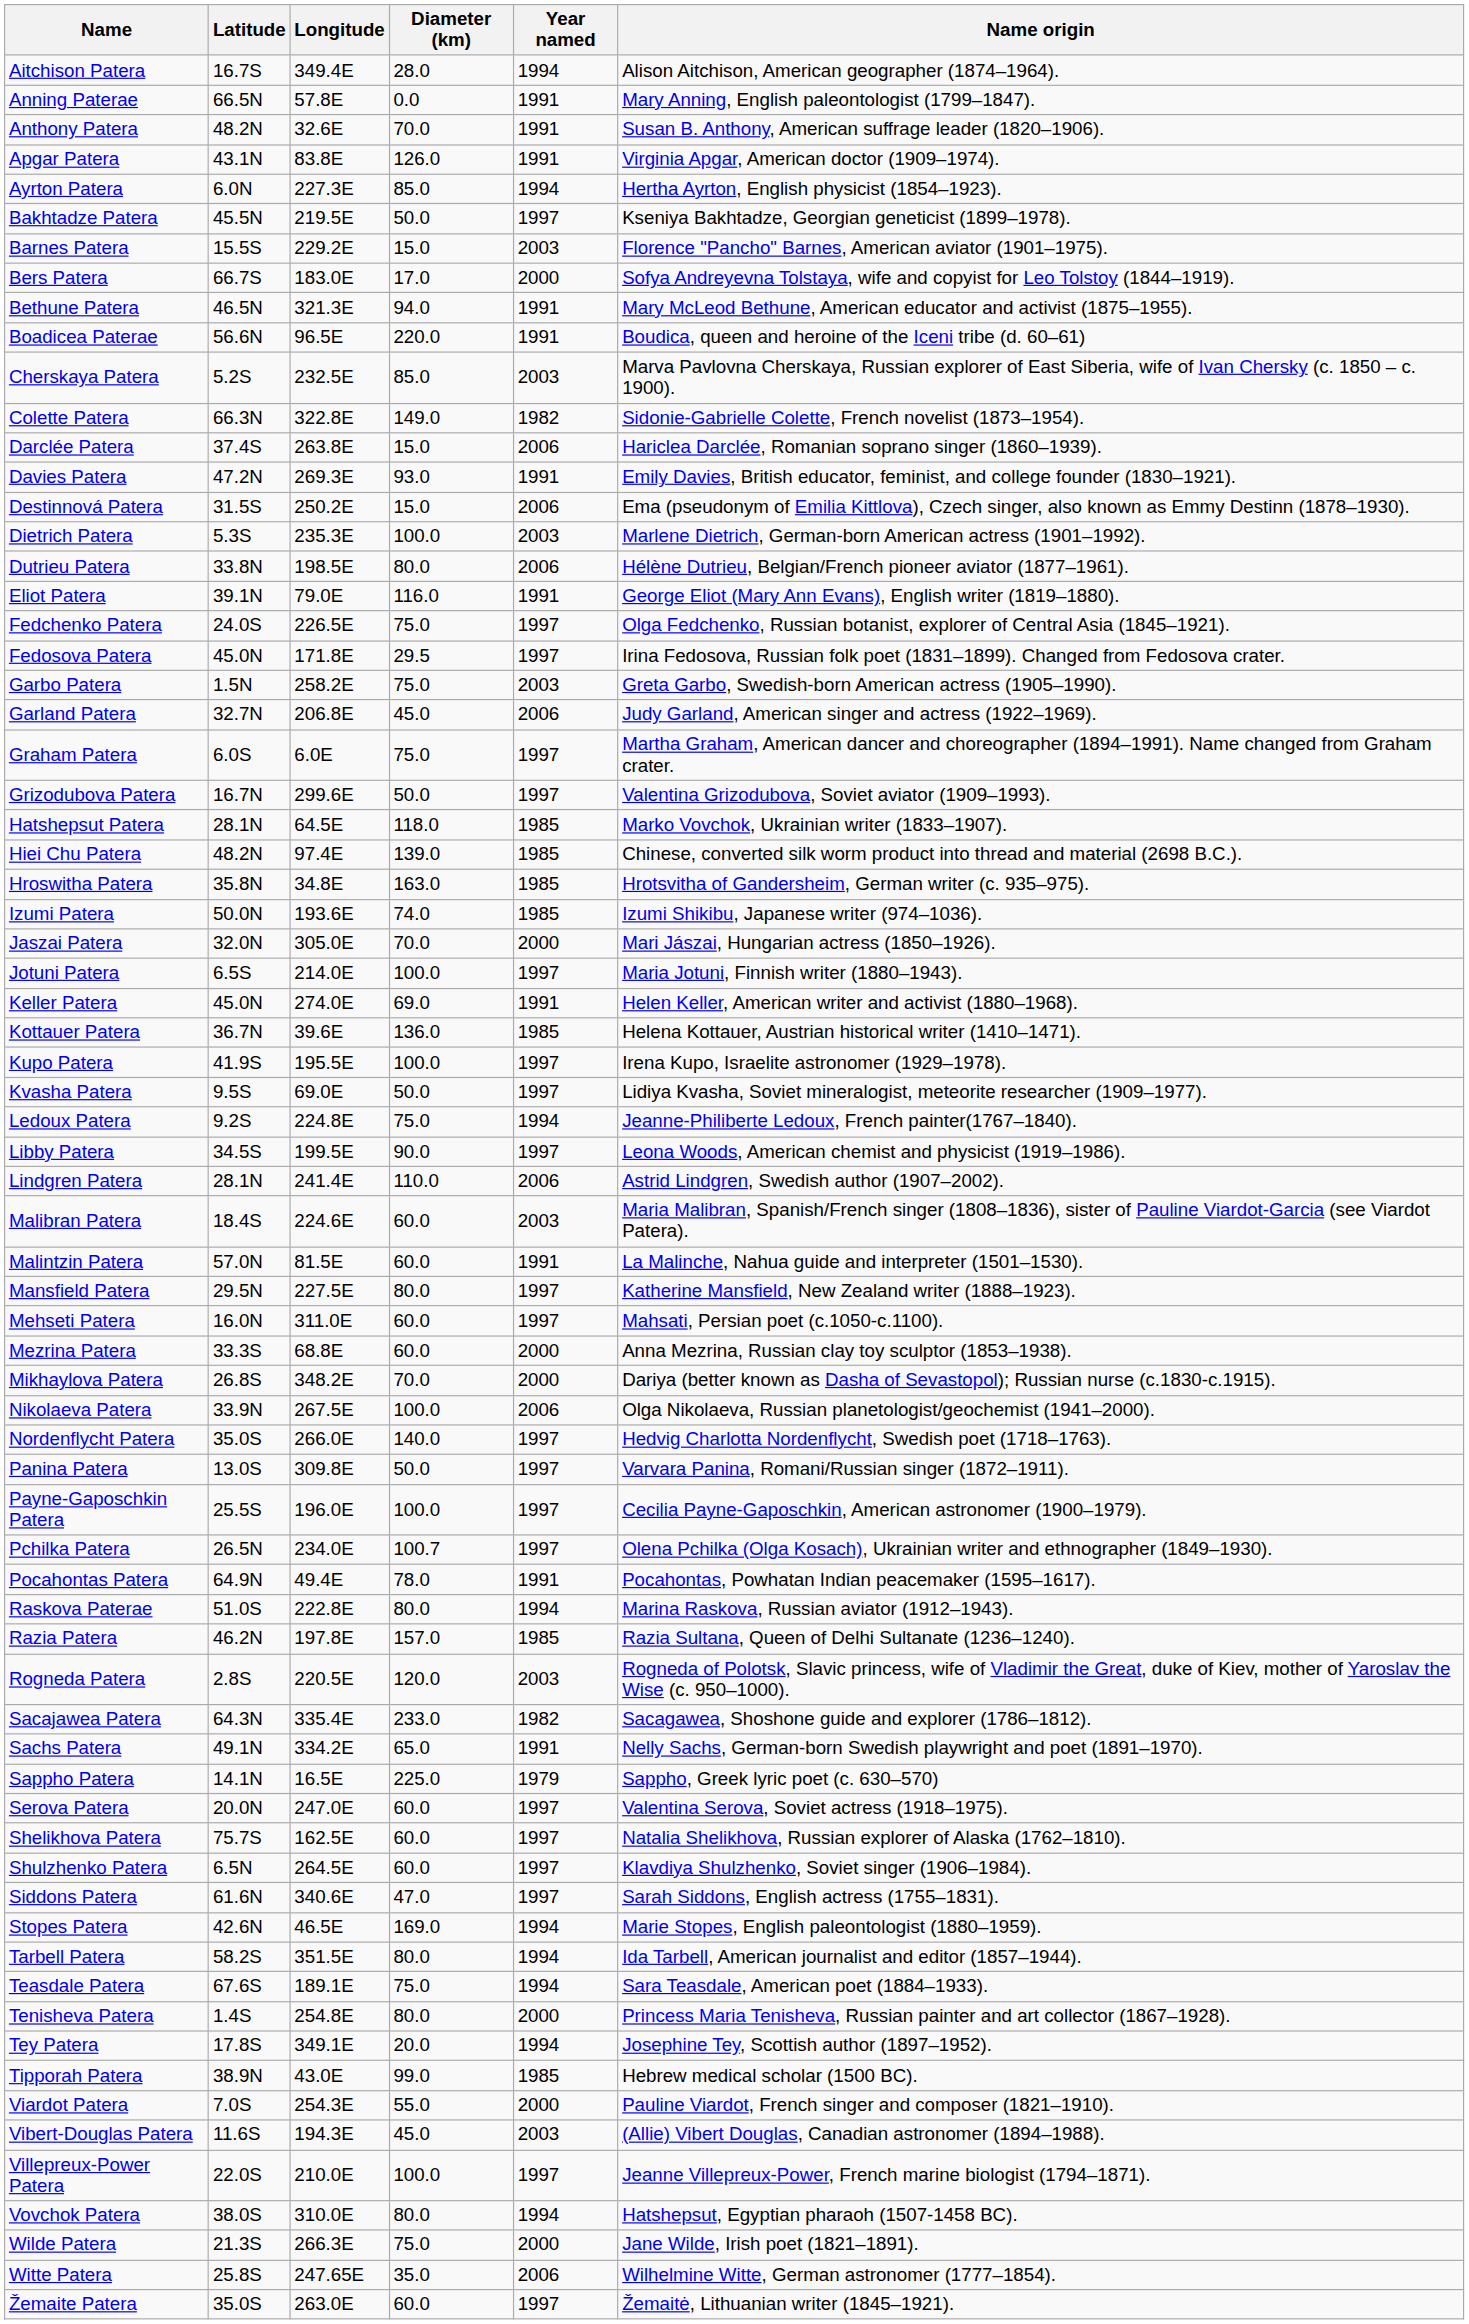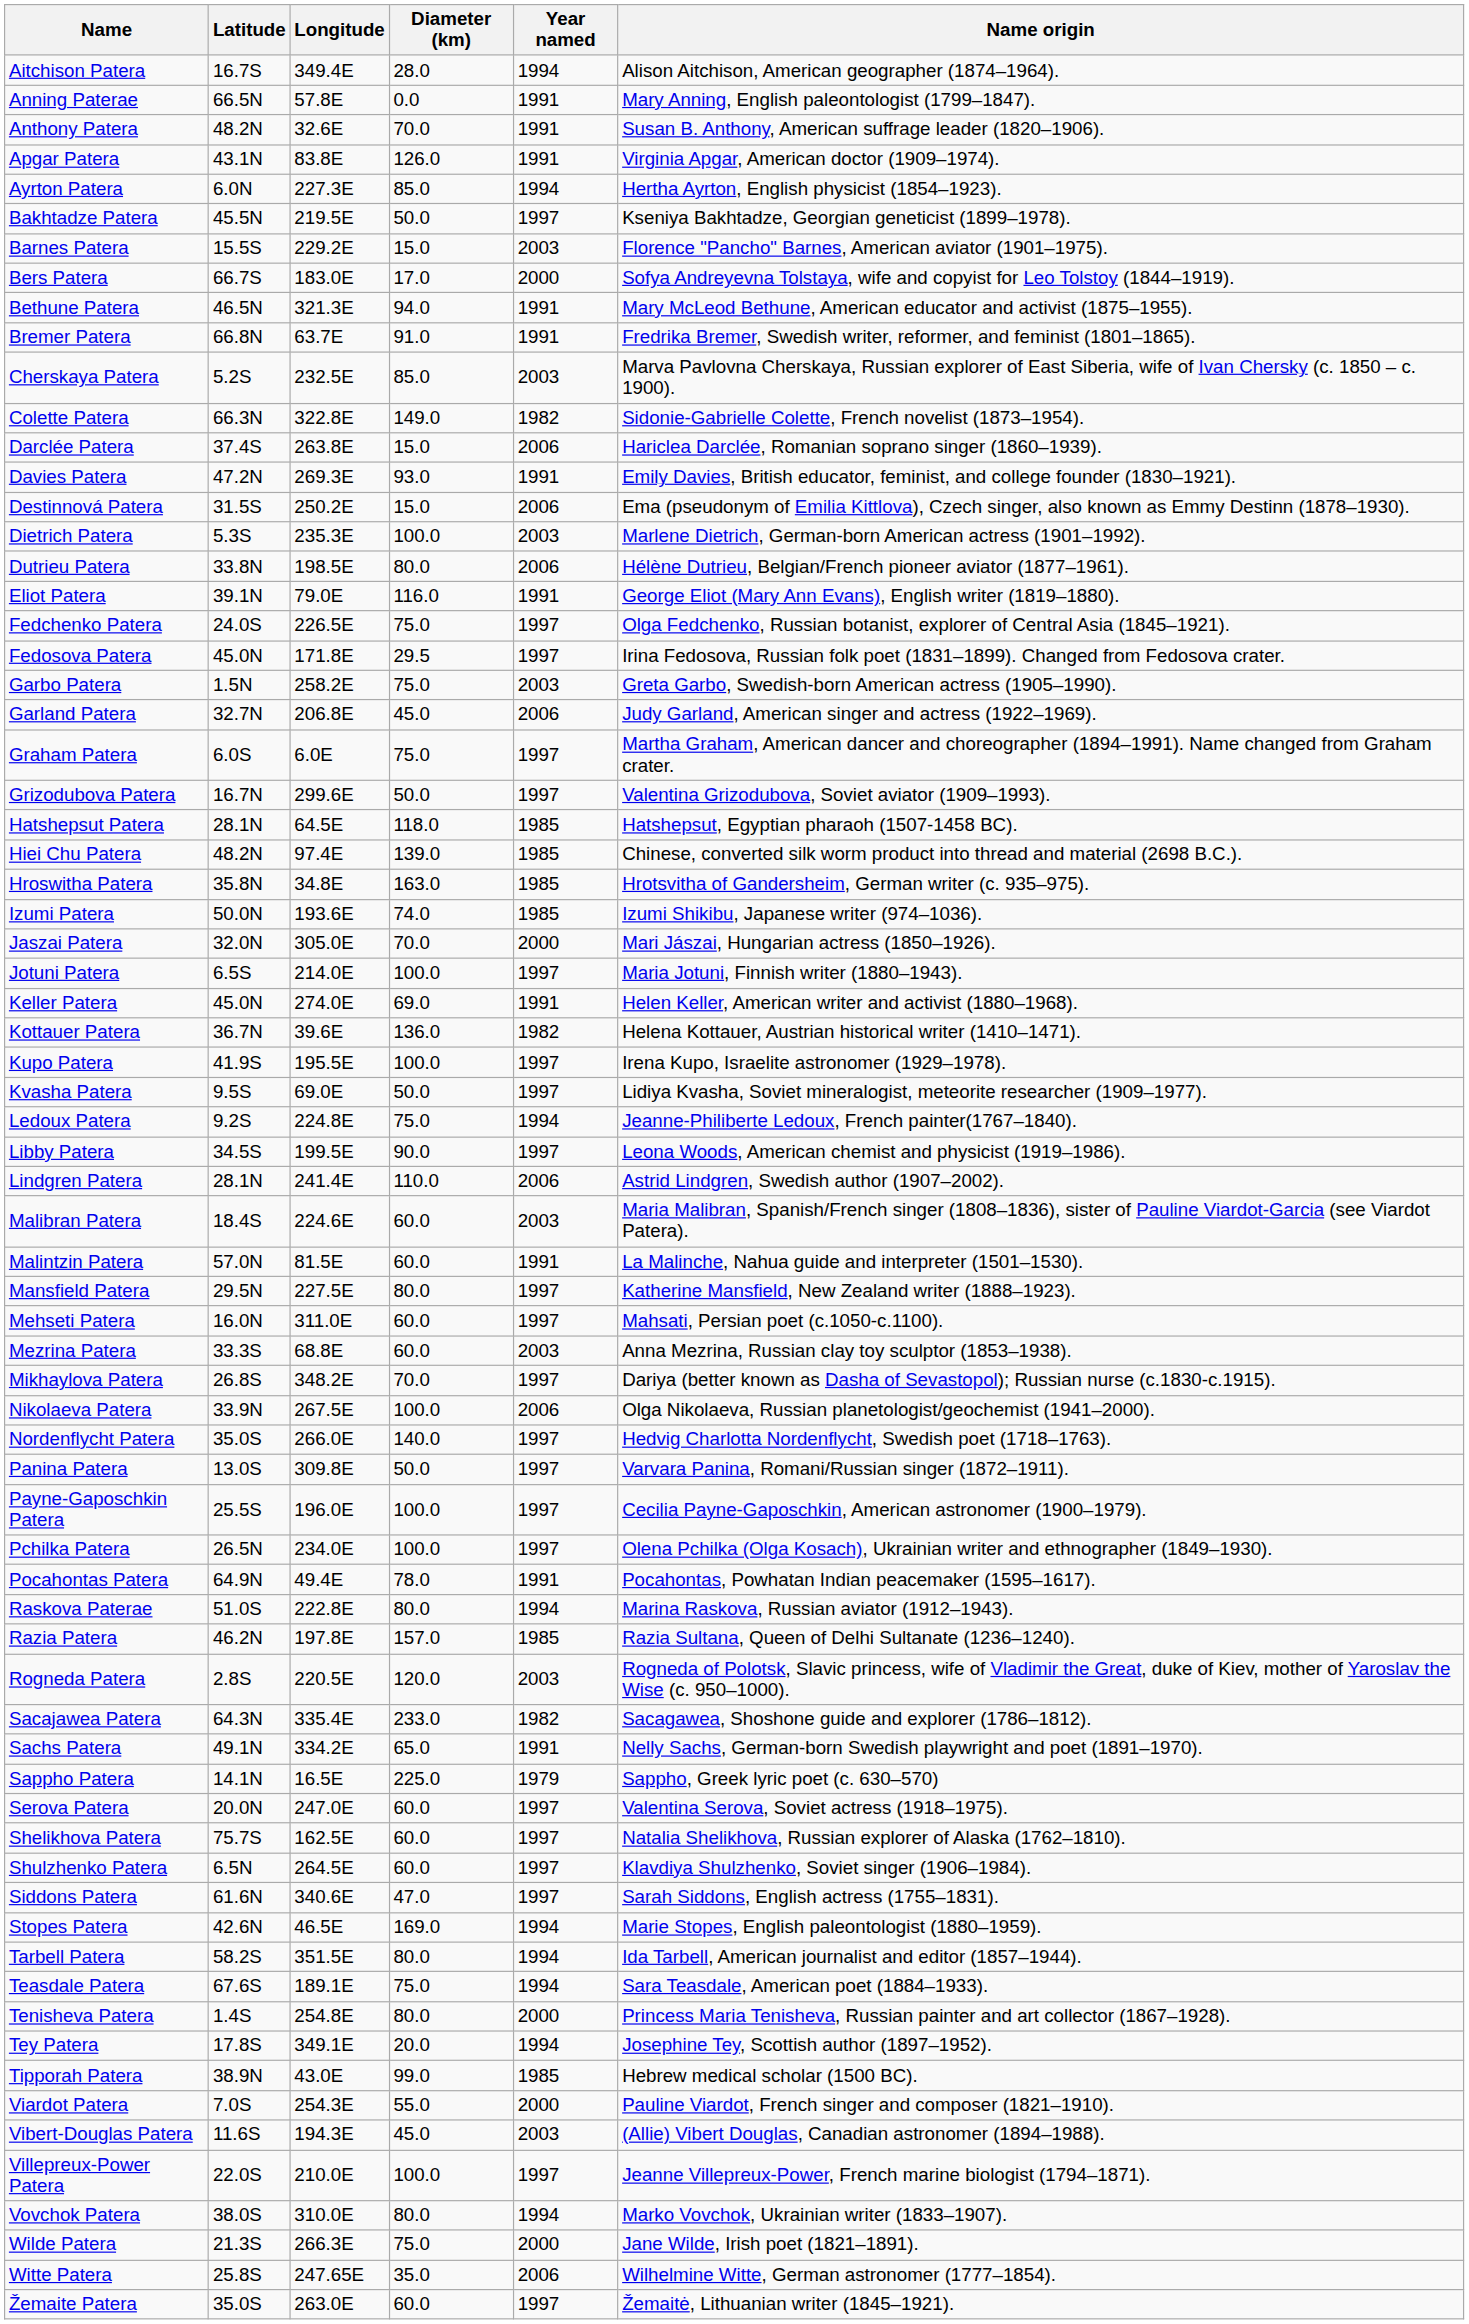- row: (83, 337)
+ row: (70, 337)
(815, 824) Marko Vovchok, Ukrainian writer (1833–1907). -> (820, 824) Hatshepsut, Egyptian pharaoh (1507-1458 BC).
(538, 1032) 1985 -> (538, 1032) 1982
(538, 1350) 2000 -> (538, 1350) 2003
(538, 1380) 2000 -> (538, 1380) 1997
(417, 1549) 100.7 -> (417, 1549) 100.0
(820, 2215) Hatshepsut, Egyptian pharaoh (1507-1458 BC). -> (815, 2215) Marko Vovchok, Ukrainian writer (1833–1907).
